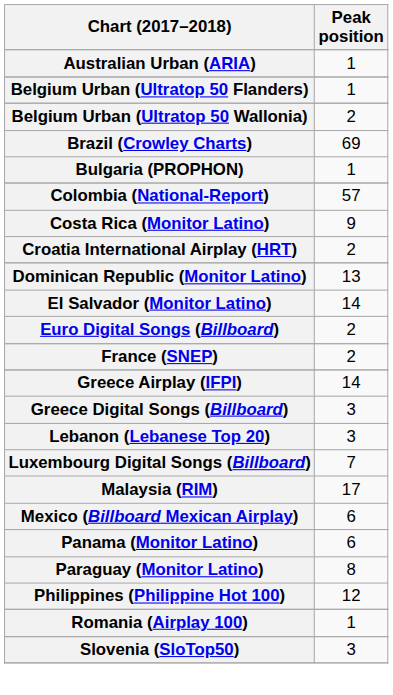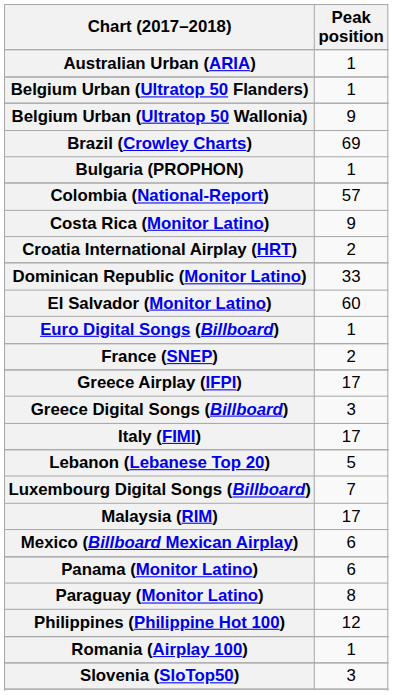(351, 116) 2 -> (351, 116) 9
(351, 276) 13 -> (351, 276) 33
(351, 303) 14 -> (351, 303) 60
(351, 329) 2 -> (351, 329) 1
(351, 383) 14 -> (351, 383) 17
+ row: (160, 436)
(351, 436) 3 -> (351, 463) 5
